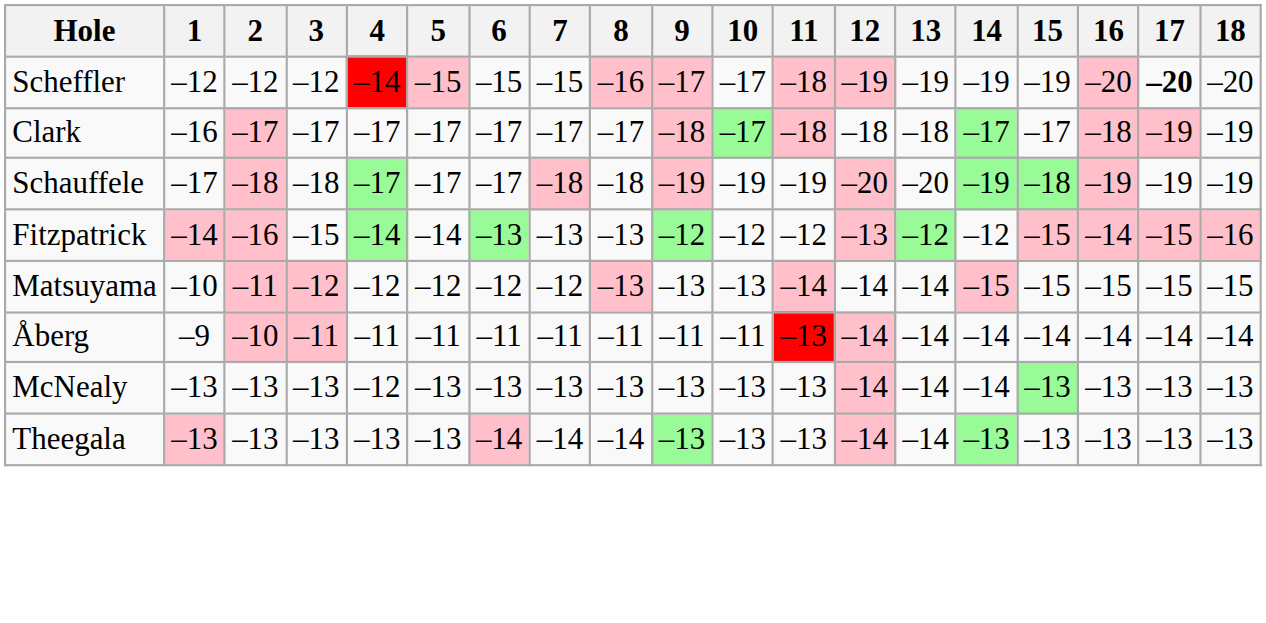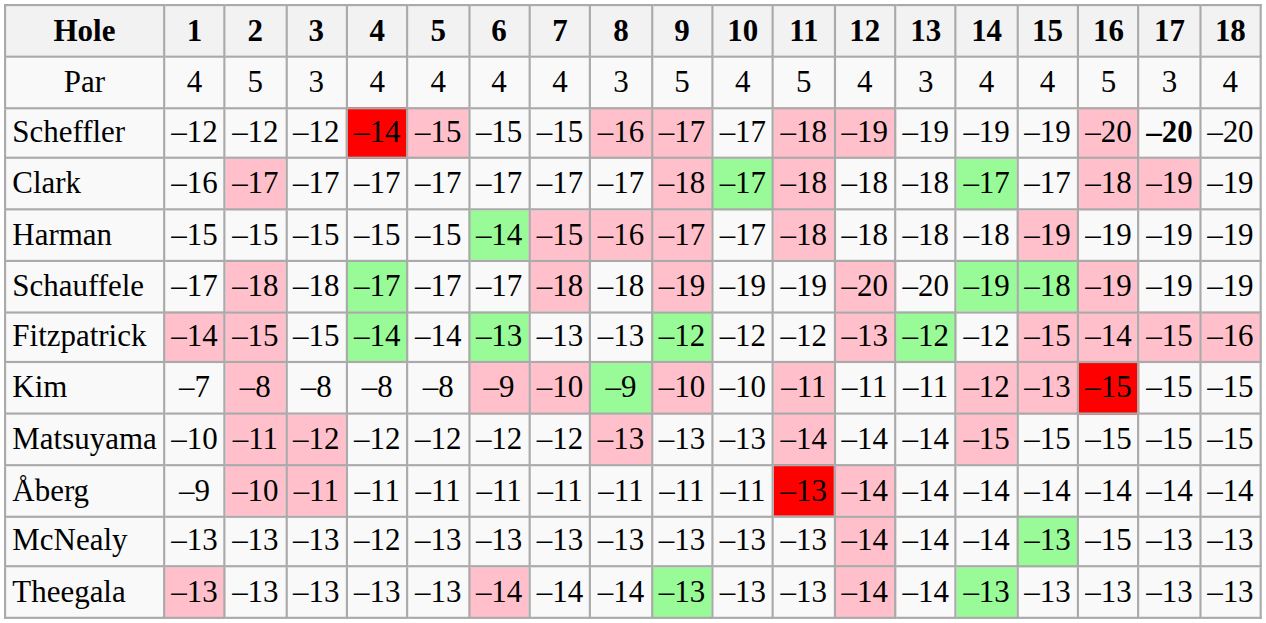+ row: (84, 81)
+ row: (62, 234)
(255, 234) –16 -> (255, 336) –15
+ row: (40, 387)
(1108, 387) –13 -> (1108, 541) –15
